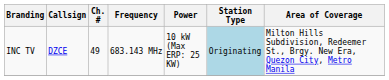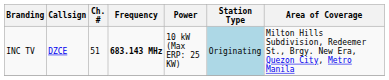(95, 51) 49 -> (95, 51) 51
(136, 51) normal -> (136, 51) bold
